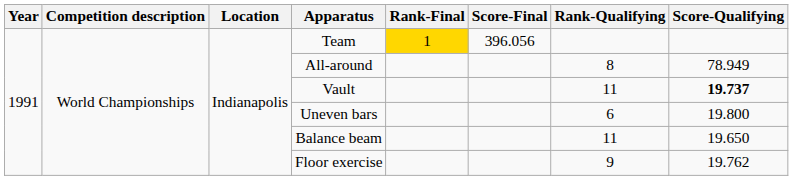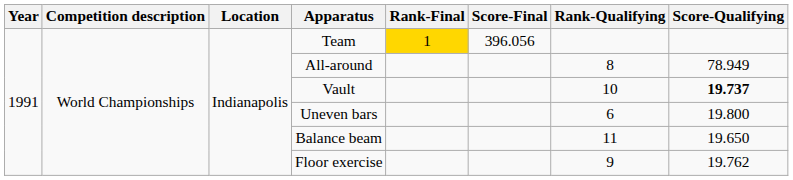(610, 89) 11 -> (610, 89) 10
